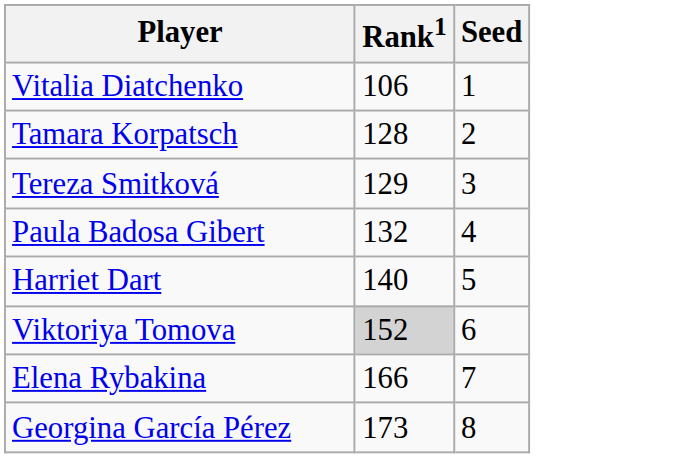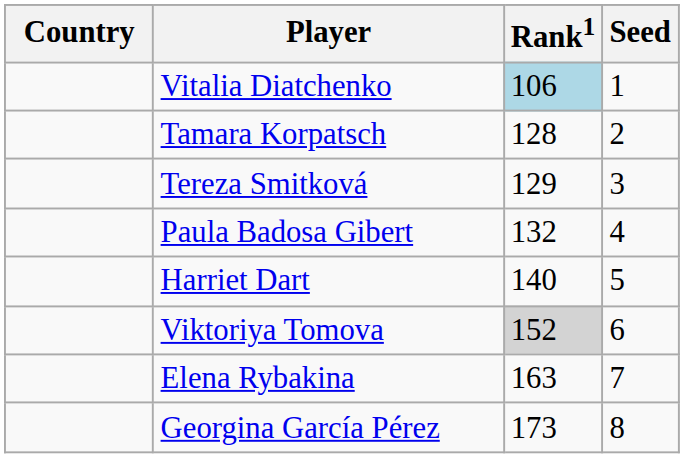+ column: (79, 32)
(385, 85) no background -> (534, 85) lightblue background
(385, 378) 166 -> (534, 378) 163
